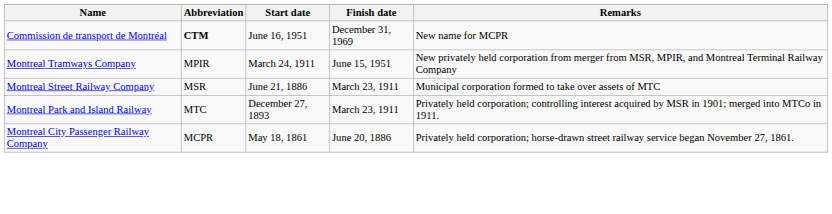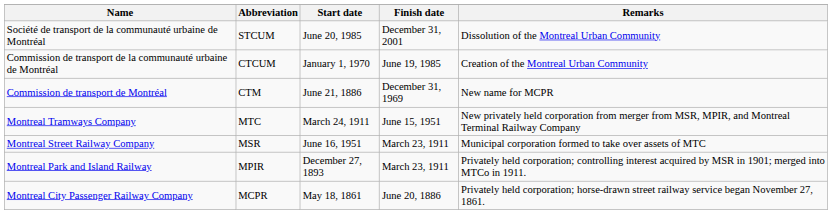+ row: (112, 35)
+ row: (117, 64)
(196, 35) bold -> (250, 92) normal
(278, 35) June 16, 1951 -> (332, 92) June 21, 1886
(197, 64) MPIR -> (250, 121) MTC
(278, 86) June 21, 1886 -> (332, 144) June 16, 1951
(195, 109) MTC -> (251, 166) MPIR
